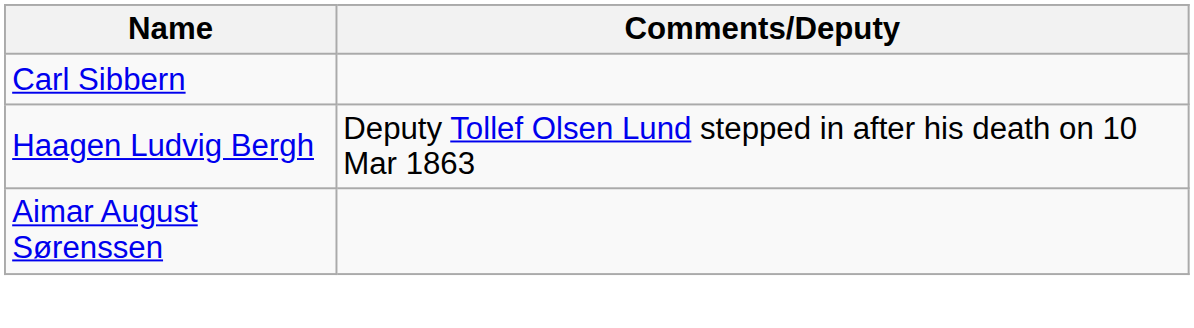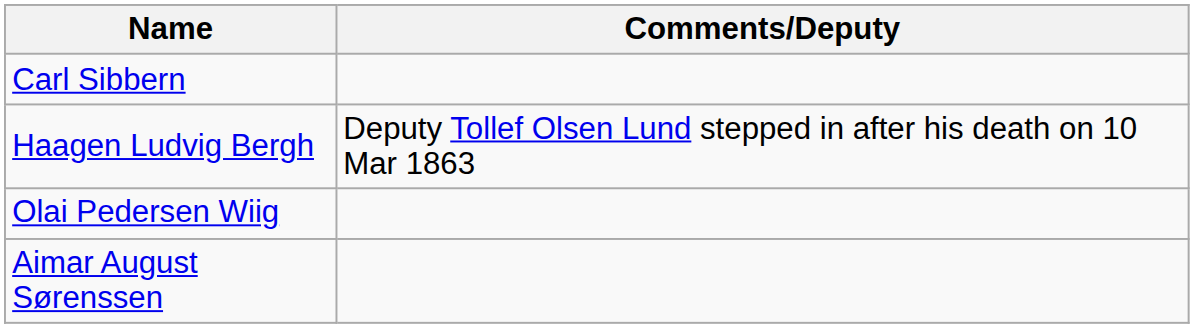+ row: (146, 212)
